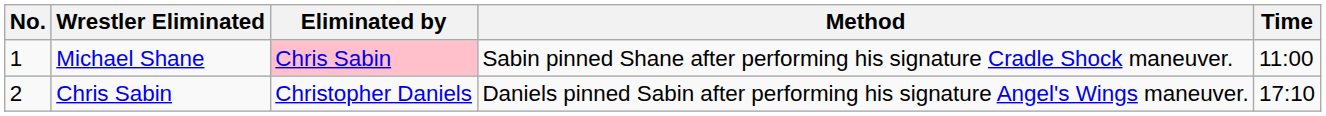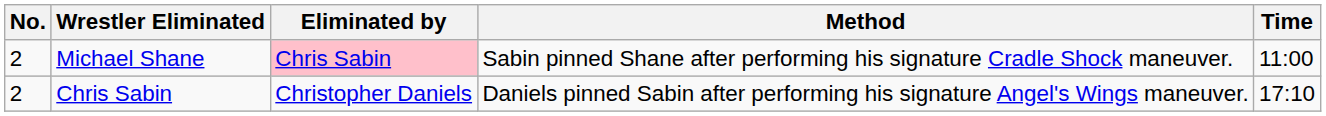(16, 57) 1 -> (16, 57) 2
